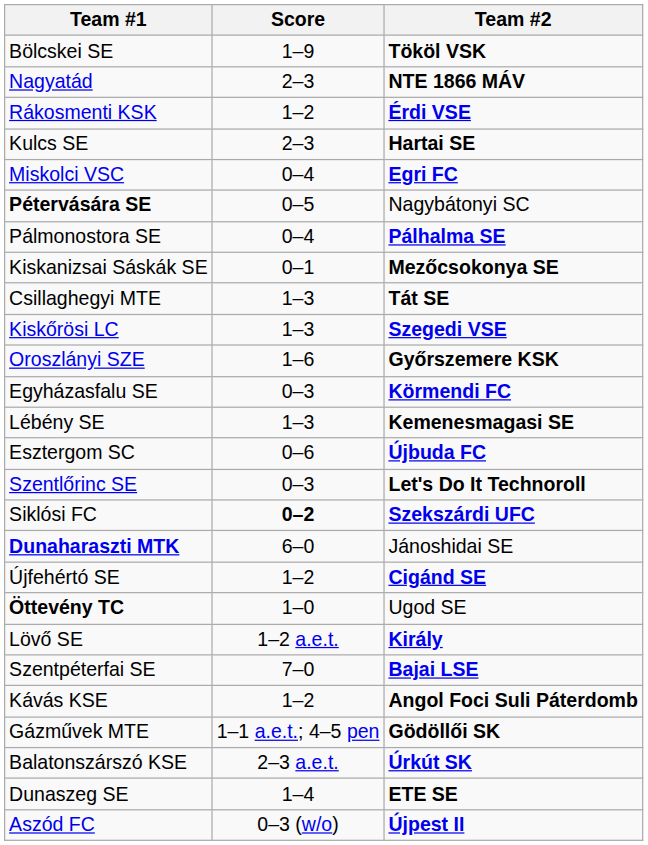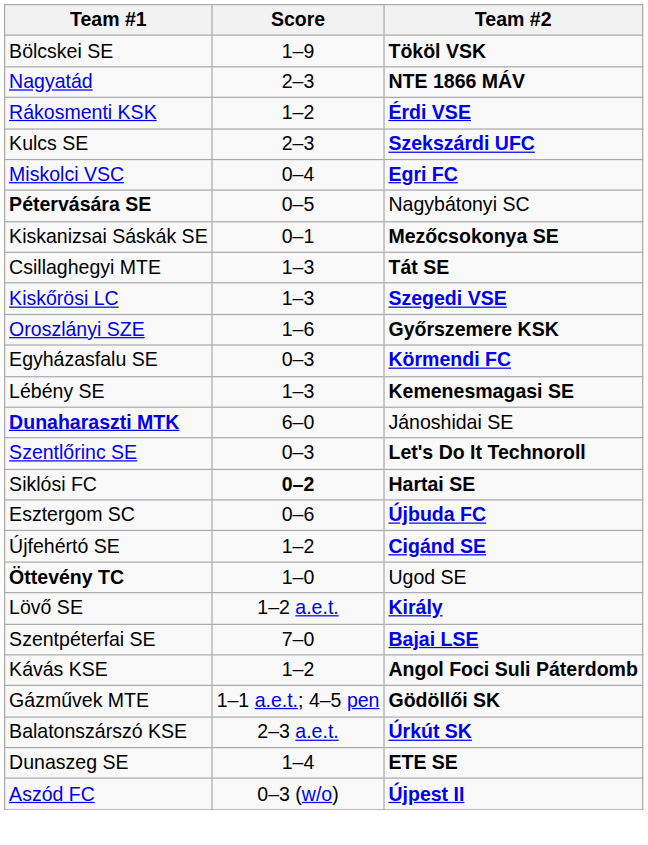(432, 143) Hartai SE -> (462, 143) Szekszárdi UFC
- row: (85, 236)
rows swapped: (72, 453) <-> (94, 546)
(462, 515) Szekszárdi UFC -> (432, 484) Hartai SE
